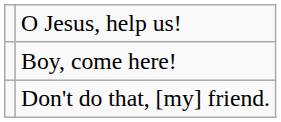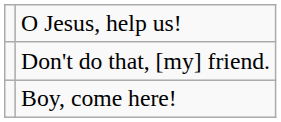rows swapped: (99, 60) <-> (146, 98)
